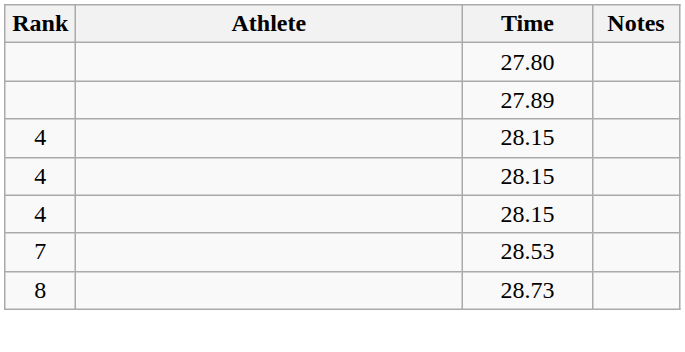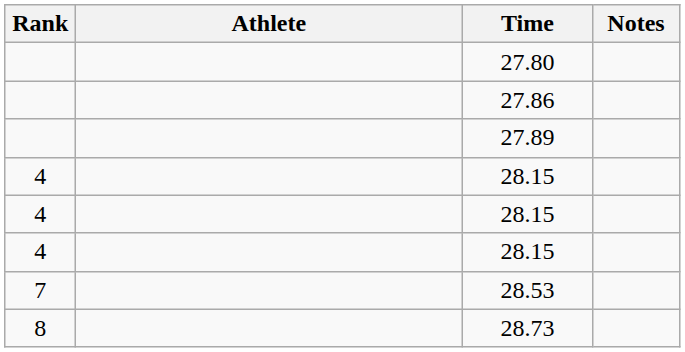+ row: (40, 100)
